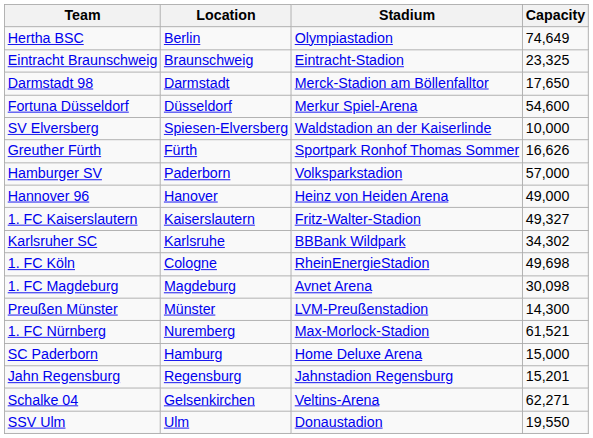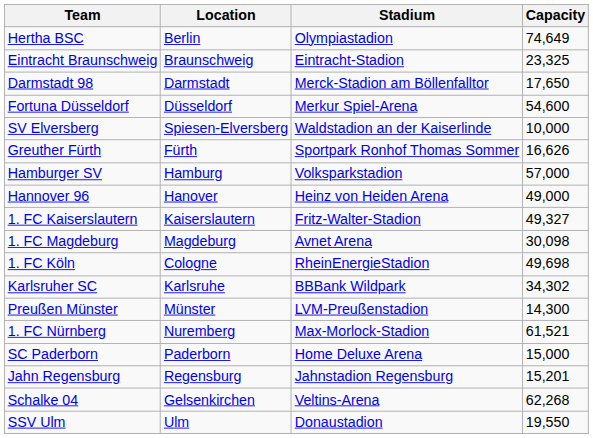(197, 173) Paderborn -> (193, 173) Hamburg
rows swapped: (52, 241) <-> (63, 286)
(193, 354) Hamburg -> (197, 354) Paderborn
(548, 399) 62,271 -> (548, 399) 62,268
